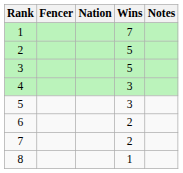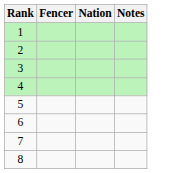- column: (130, 13)
